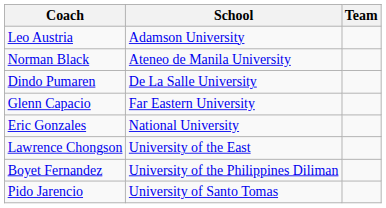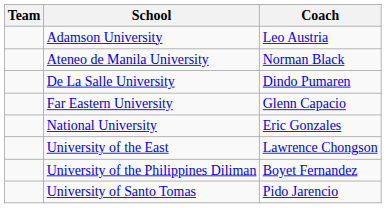columns swapped: (361, 15) <-> (65, 15)
